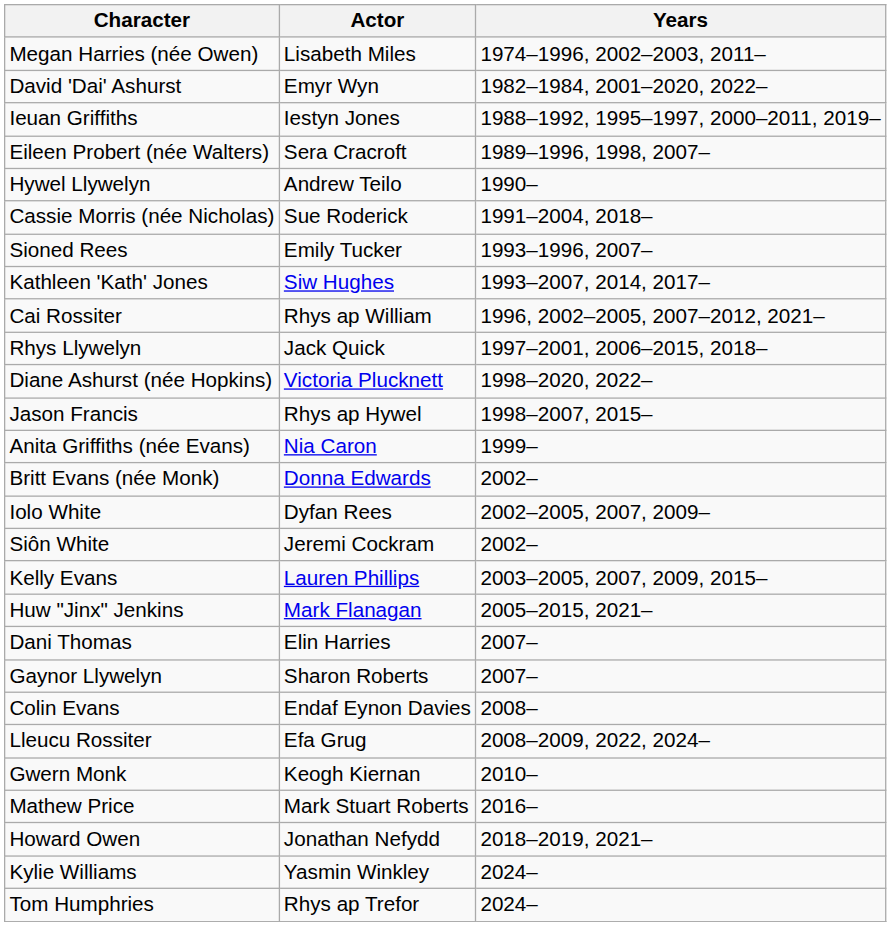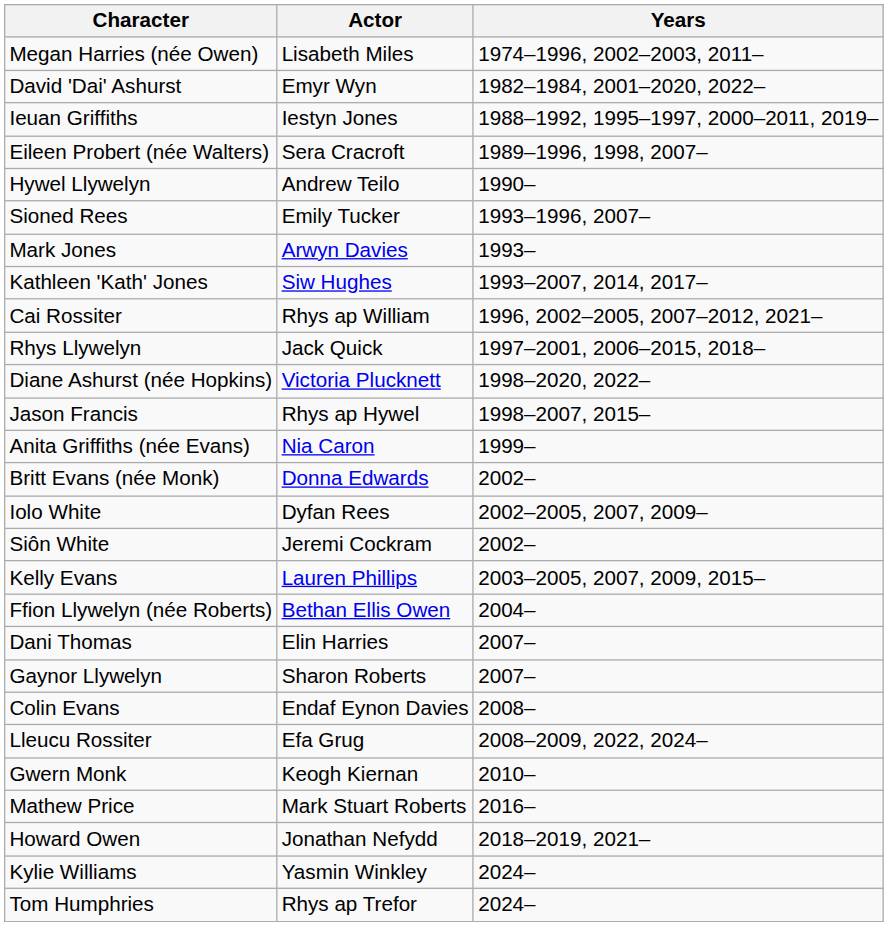- row: (142, 217)
+ row: (63, 250)
+ row: (141, 610)
- row: (96, 610)
